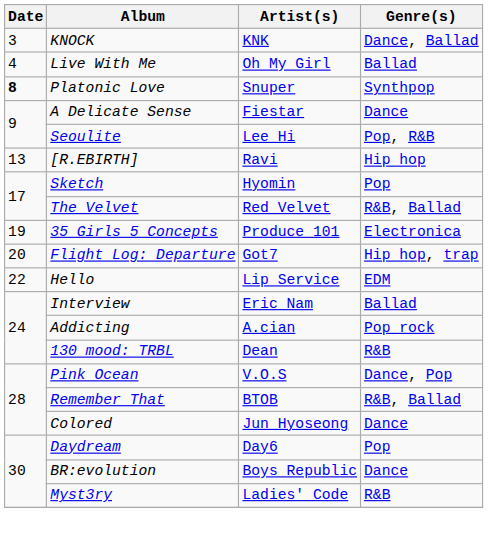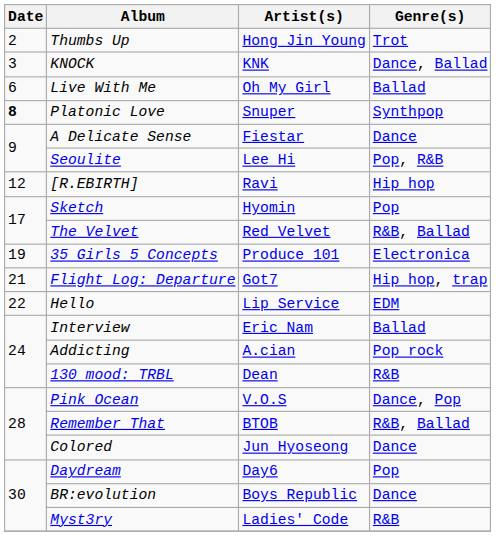+ row: (90, 40)
(12, 64) 4 -> (12, 88) 6
(17, 160) 13 -> (17, 184) 12
(17, 256) 20 -> (17, 280) 21
